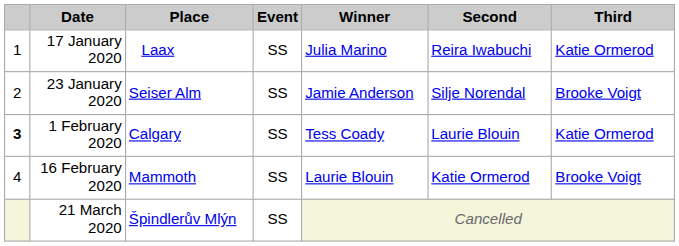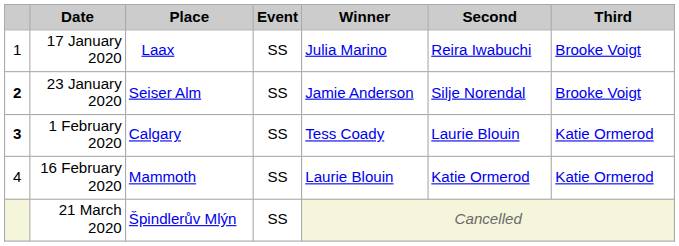(604, 50) Katie Ormerod -> (598, 50) Brooke Voigt
(17, 92) normal -> (17, 92) bold
(598, 177) Brooke Voigt -> (604, 177) Katie Ormerod
